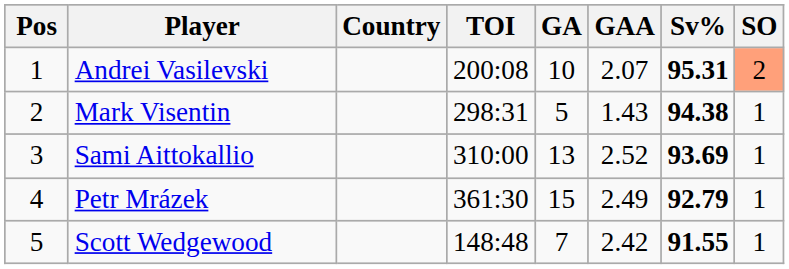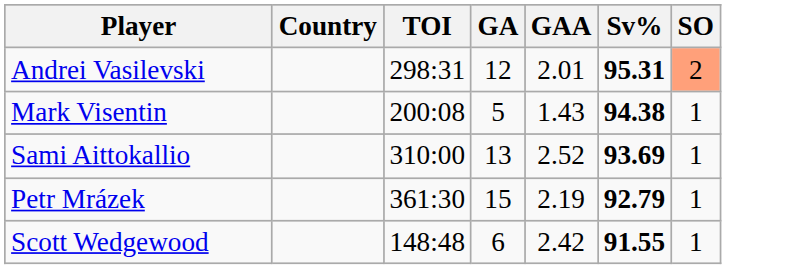- column: (37, 26)
(491, 69) 200:08 -> (427, 69) 298:31
(561, 69) 10 -> (498, 69) 12
(625, 69) 2.07 -> (561, 69) 2.01
(491, 112) 298:31 -> (427, 112) 200:08
(625, 198) 2.49 -> (561, 198) 2.19
(561, 241) 7 -> (498, 241) 6
